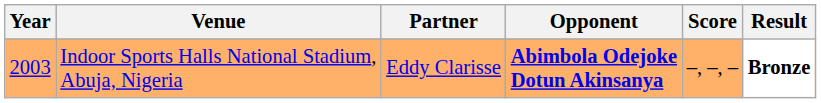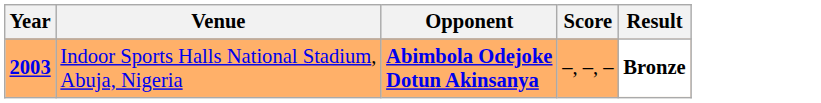- column: (444, 21)
(30, 67) normal -> (30, 67) bold
